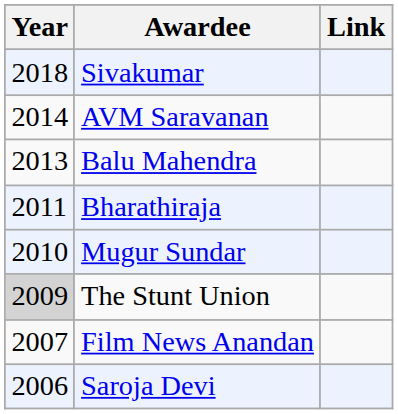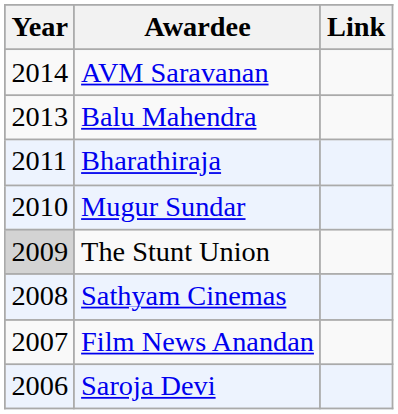- row: (142, 71)
+ row: (184, 296)
